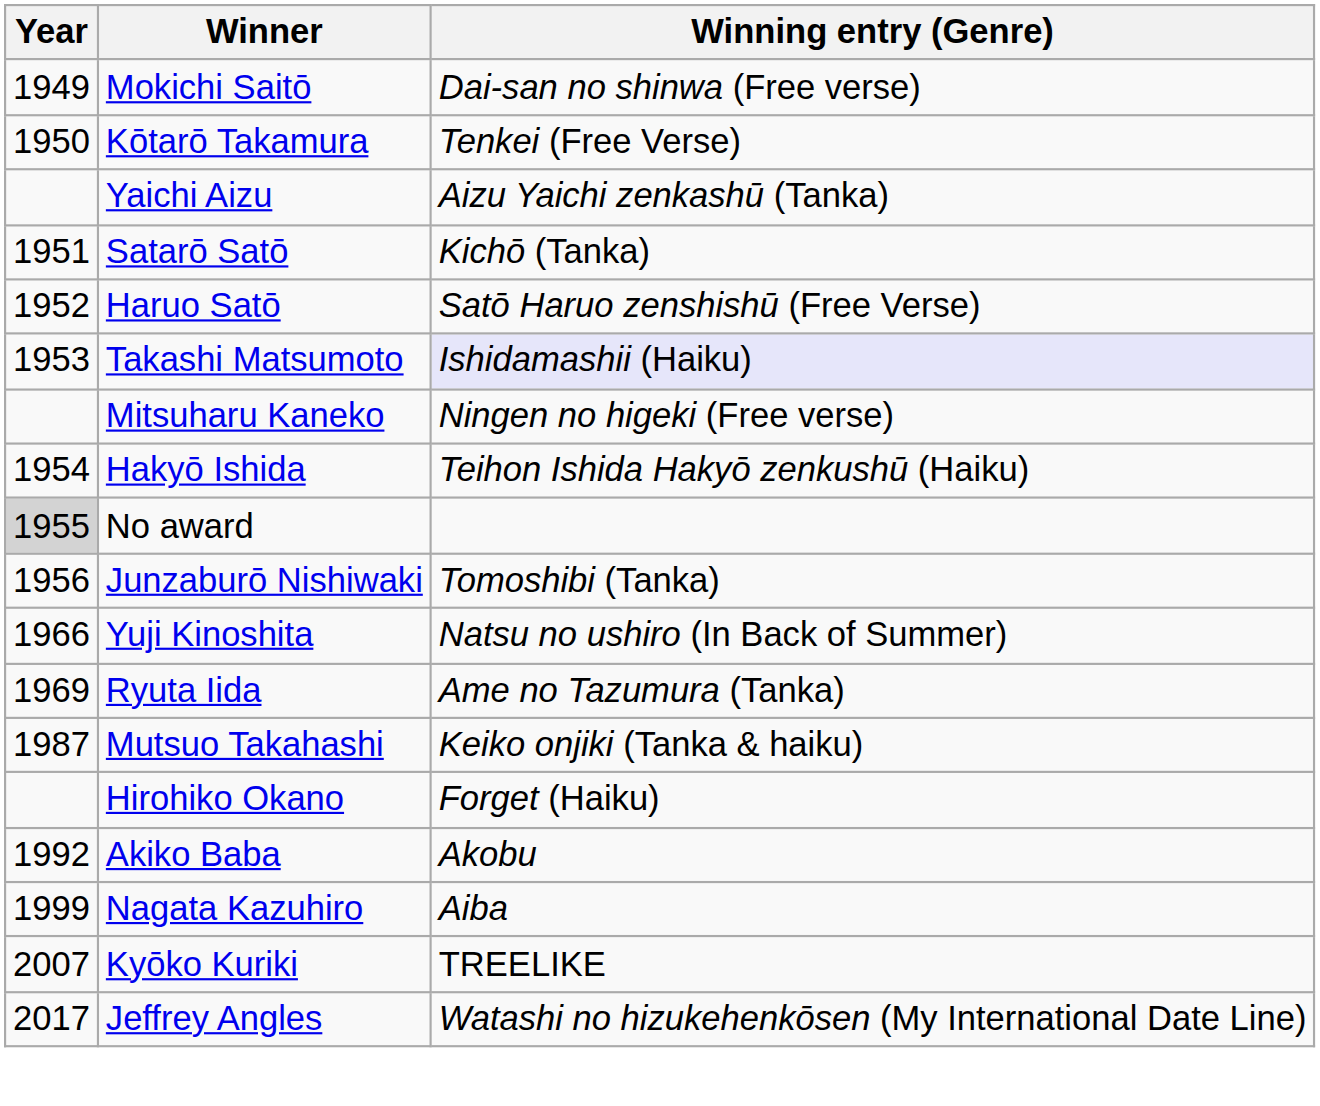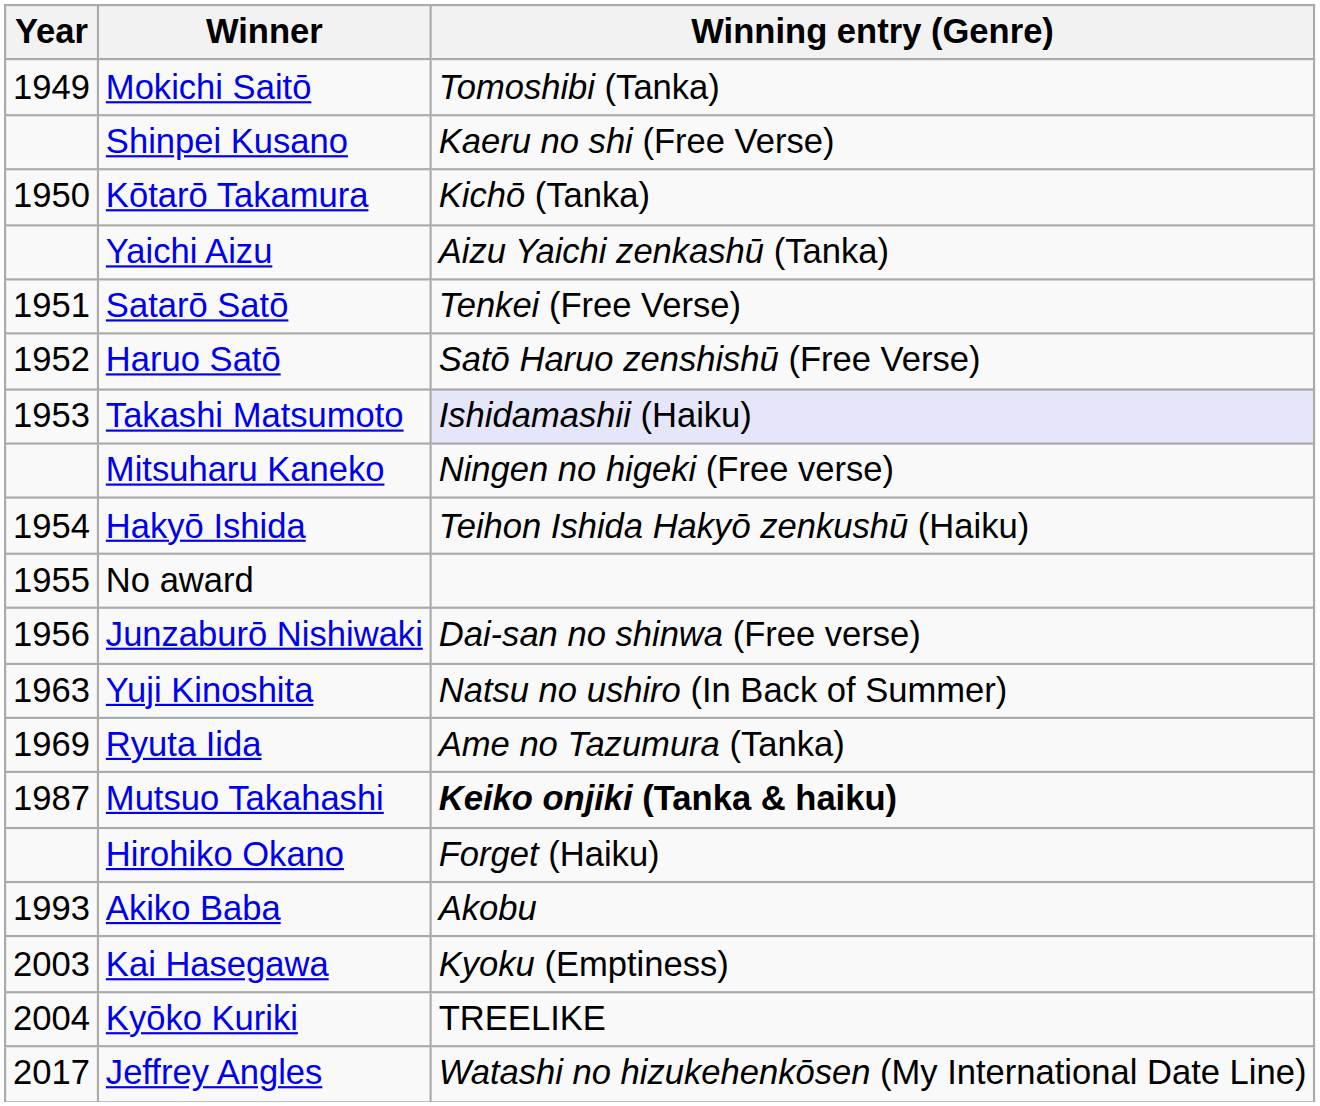(680, 86) Dai-san no shinwa (Free verse) -> (579, 86) Tomoshibi (Tanka)
+ row: (227, 141)
(590, 141) Tenkei (Free Verse) -> (544, 196) Kichō (Tanka)
(544, 251) Kichō (Tanka) -> (590, 305) Tenkei (Free Verse)
(51, 525) lightgrey background -> (51, 580) no background
(579, 580) Tomoshibi (Tanka) -> (680, 634) Dai-san no shinwa (Free verse)
(51, 634) 1966 -> (51, 689) 1963
(651, 744) normal -> (668, 799) bold
(51, 854) 1992 -> (51, 908) 1993
- row: (235, 908)
+ row: (217, 963)
(51, 963) 2007 -> (51, 1018) 2004
